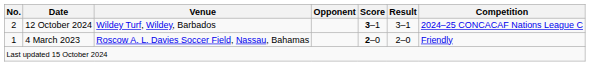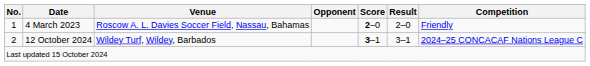rows swapped: (53, 39) <-> (59, 25)
